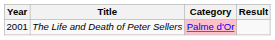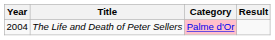(17, 27) 2001 -> (17, 27) 2004
